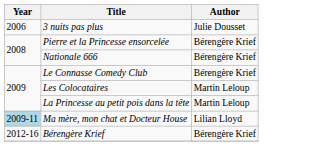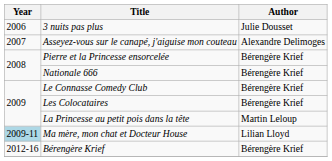+ row: (140, 42)
(222, 88) Martin Leloup -> (272, 103) Bérengère Krief
